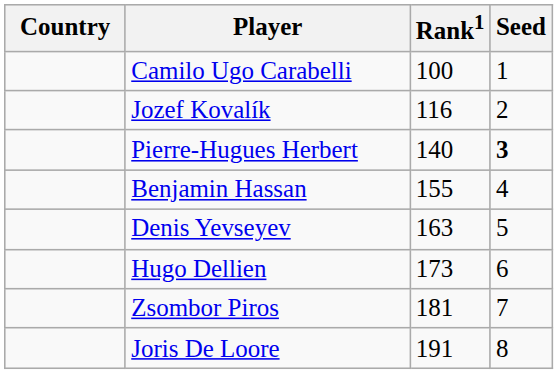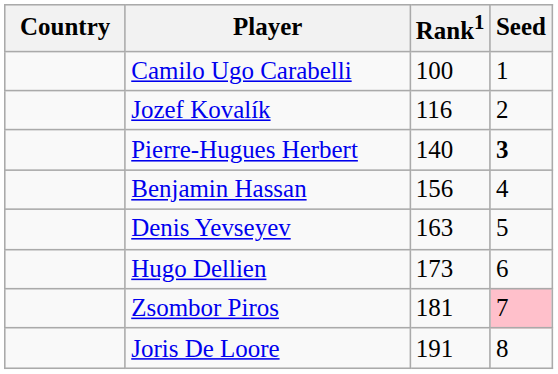(434, 189) 155 -> (434, 189) 156
(502, 308) no background -> (502, 308) pink background
